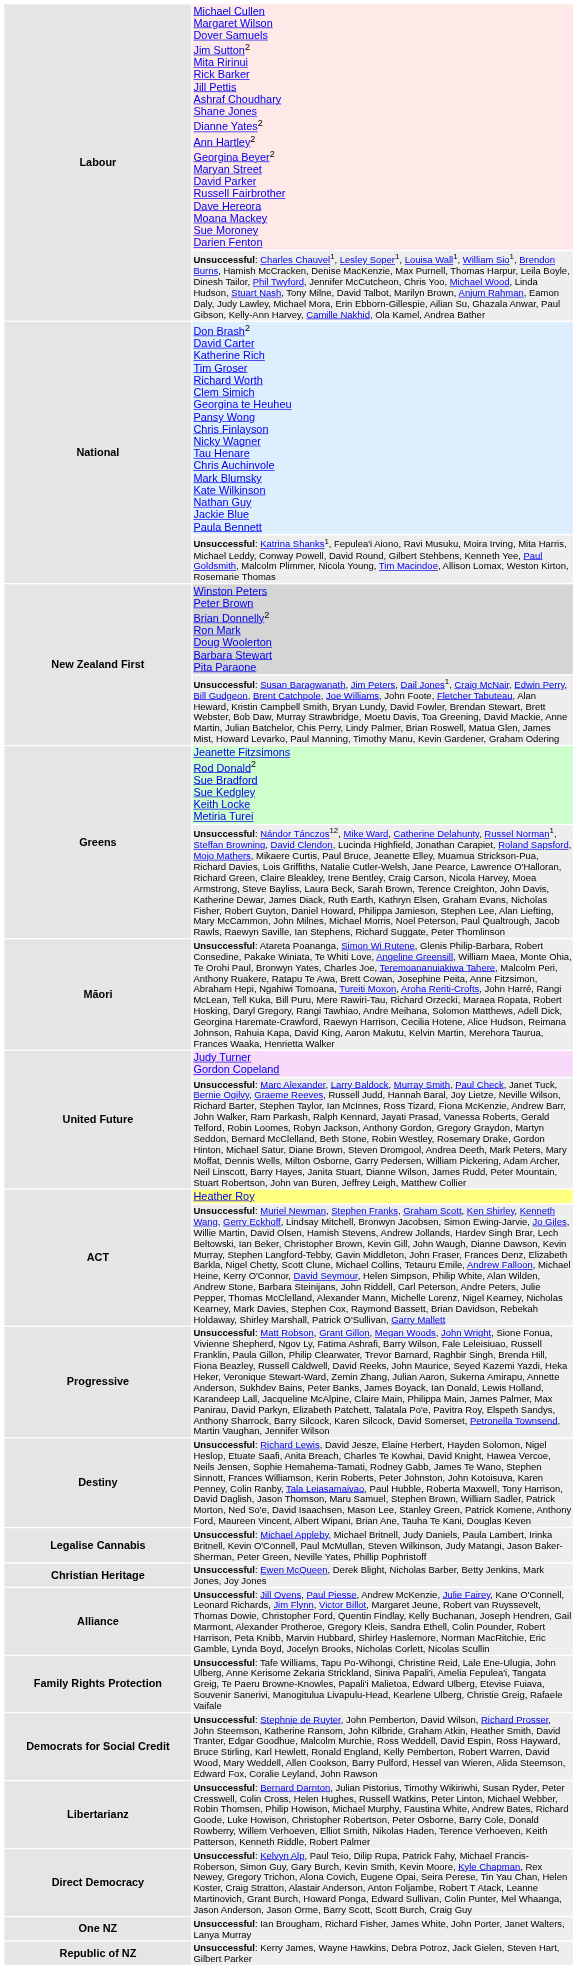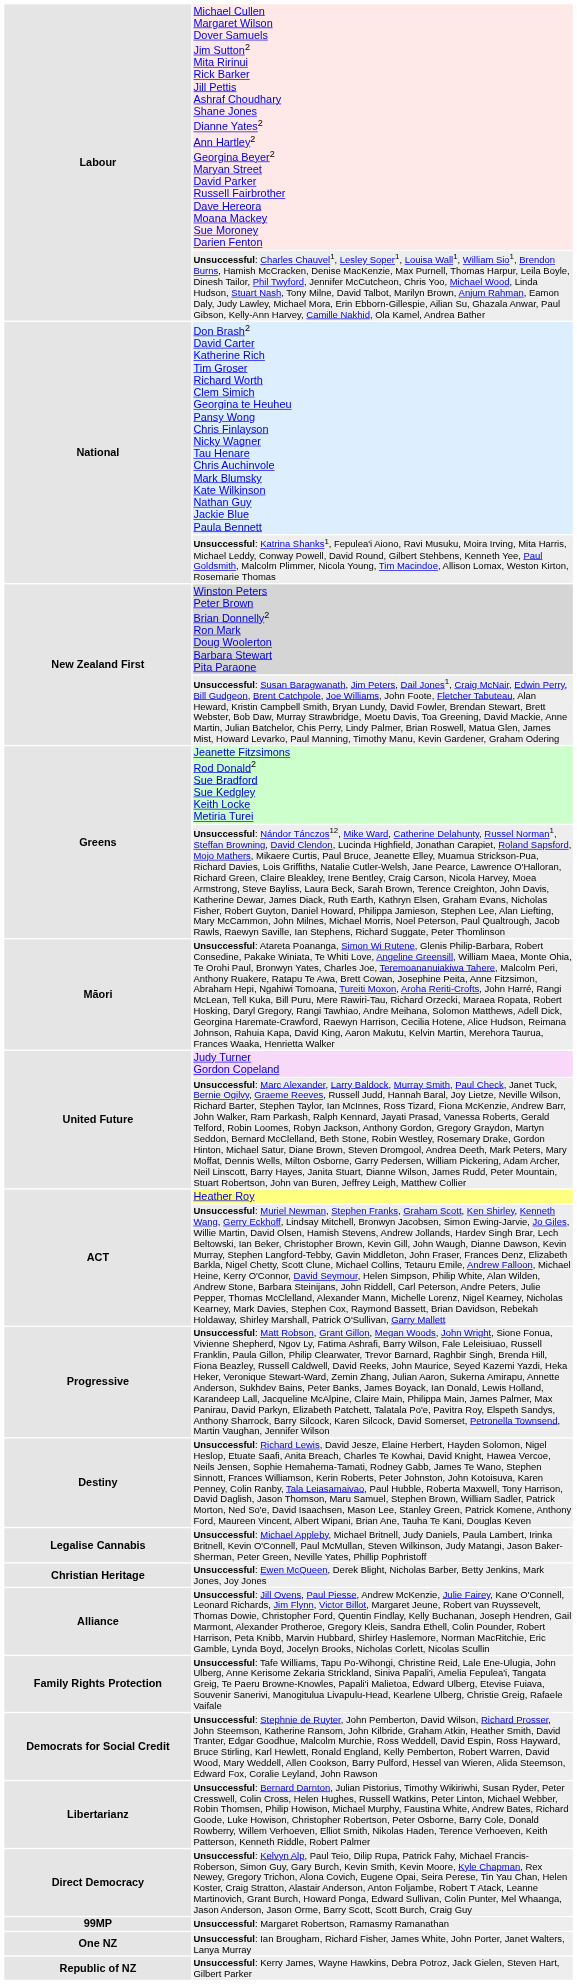+ row: (321, 1924)
